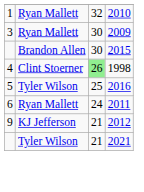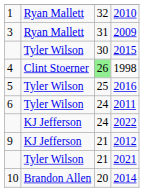(97, 31) 30 -> (102, 31) 31
(52, 50) Brandon Allen -> (54, 50) Tyler Wilson
(48, 104) Ryan Mallett -> (54, 104) Tyler Wilson
+ row: (125, 123)
+ row: (125, 178)
